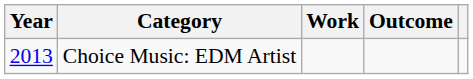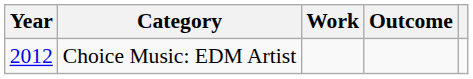(31, 55) 2013 -> (31, 55) 2012
